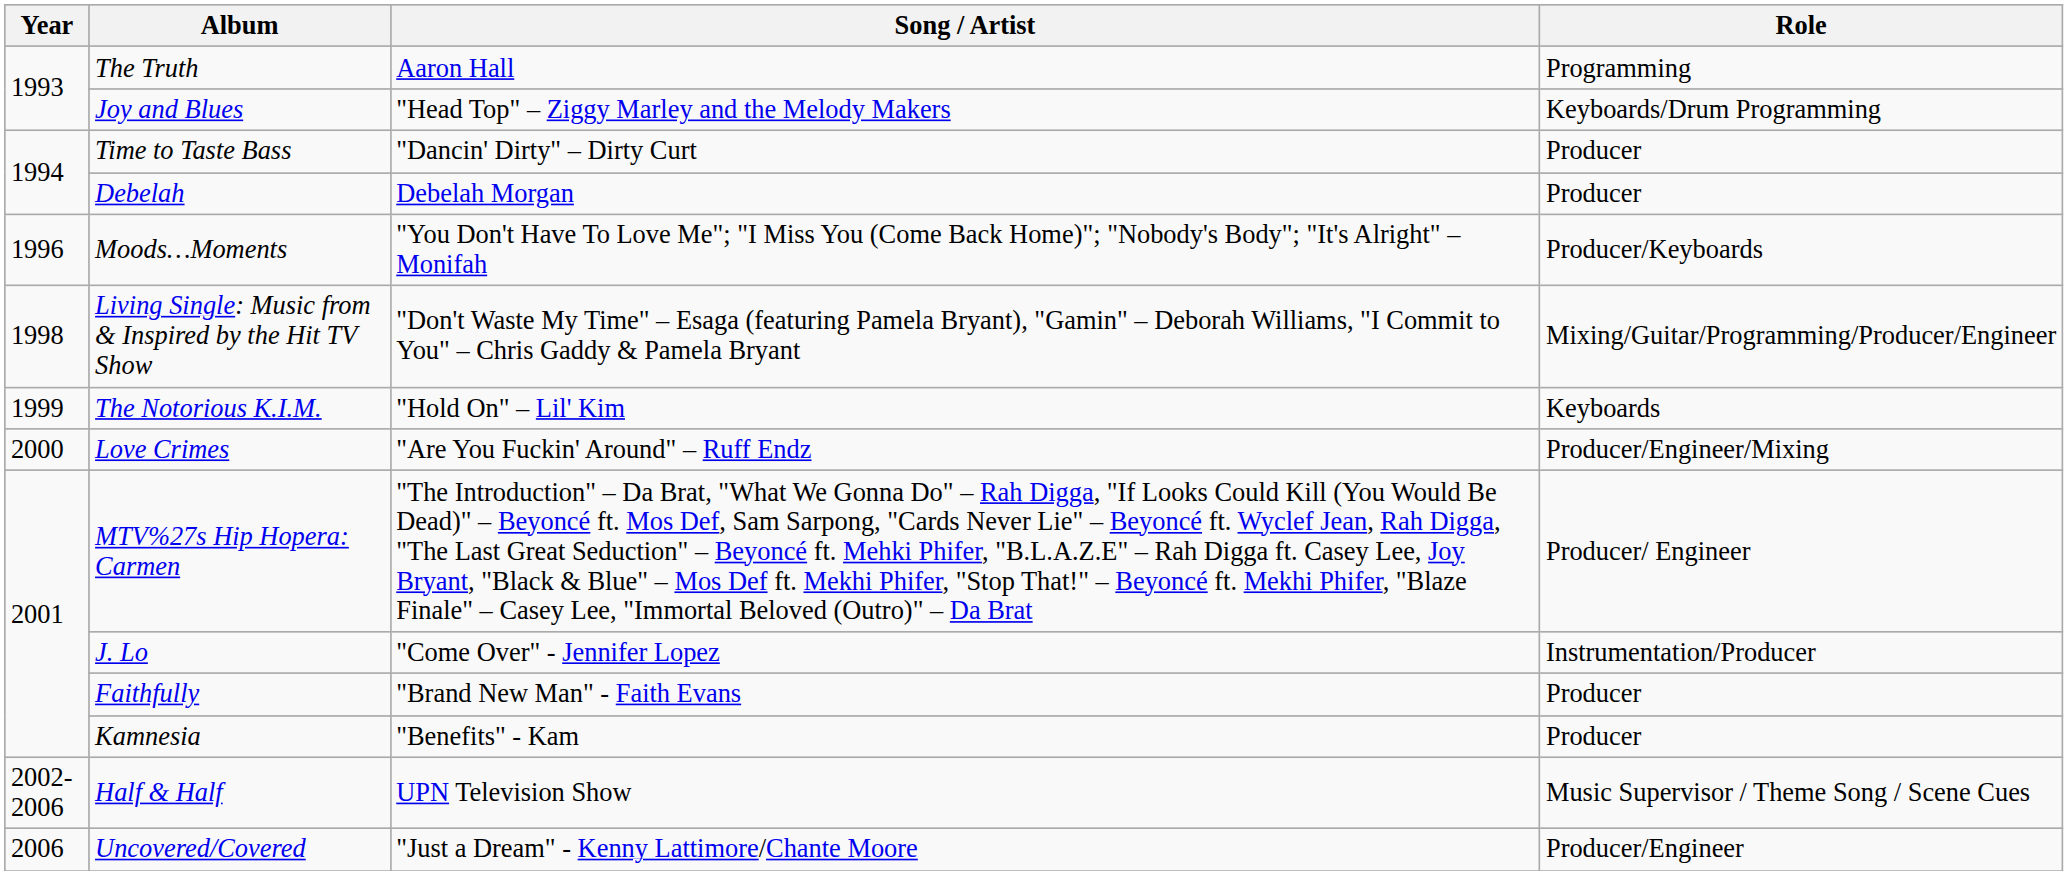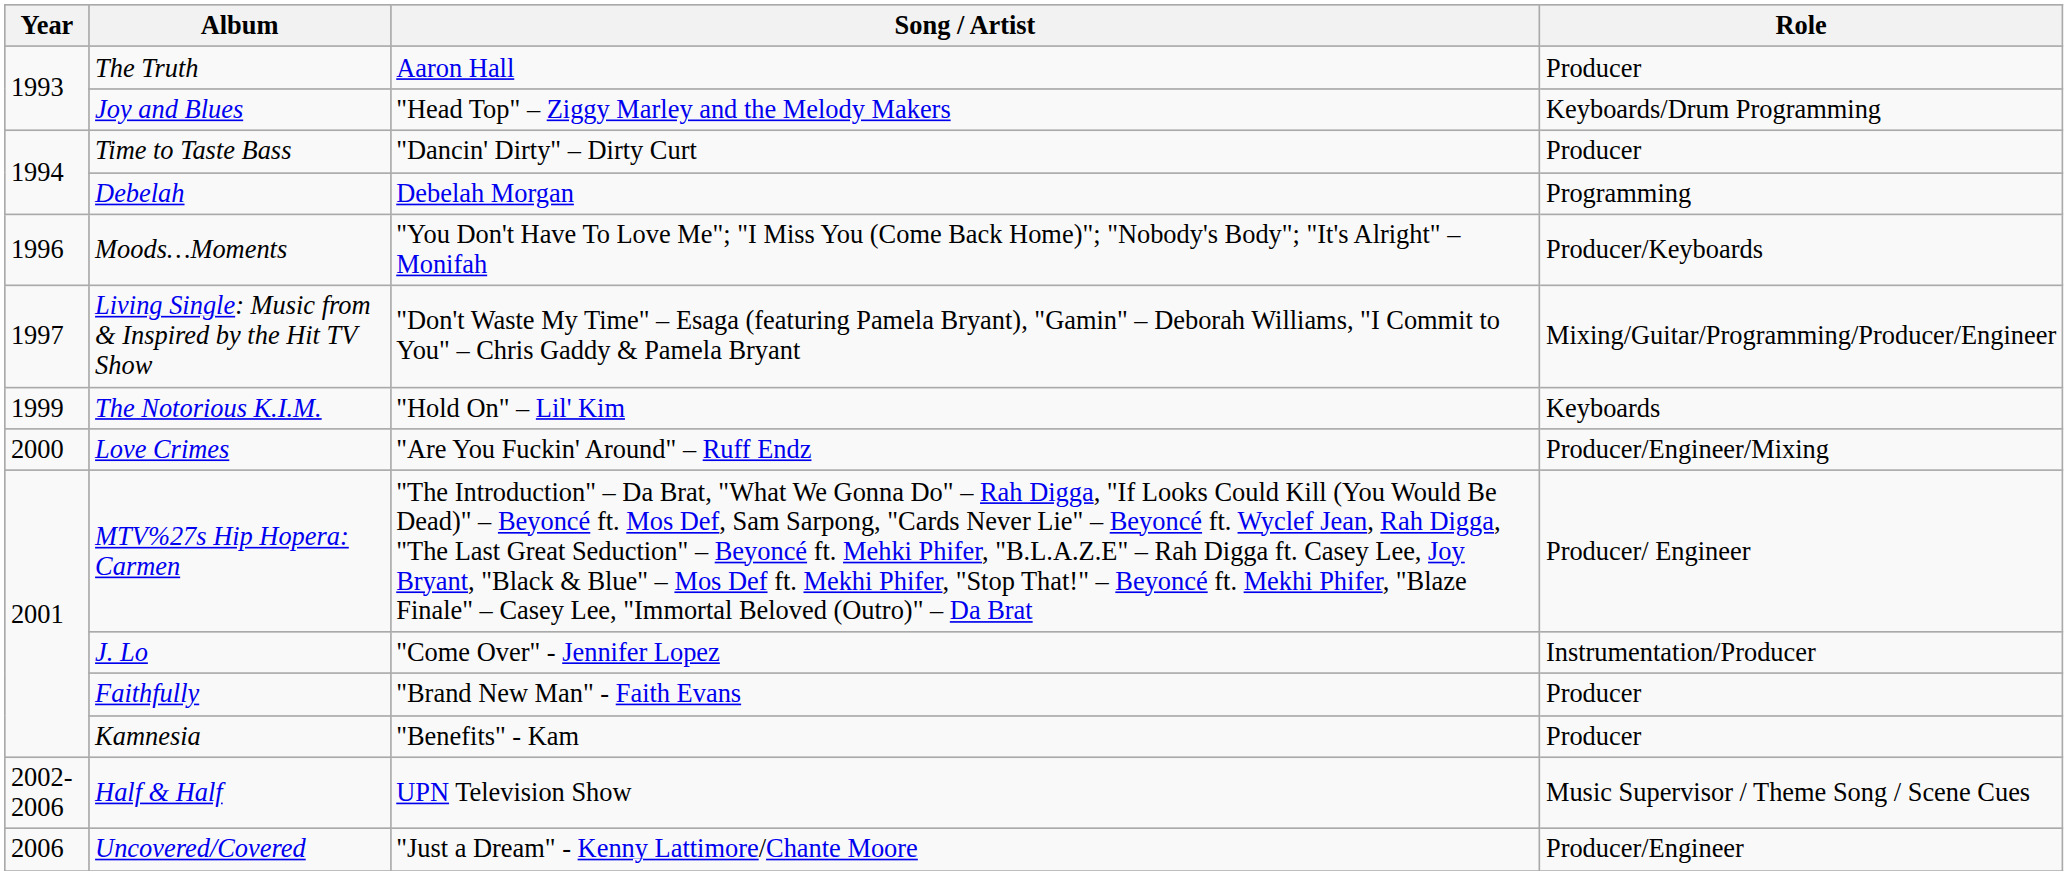(1619, 67) Programming -> (1594, 67) Producer
(1594, 192) Producer -> (1619, 192) Programming
(37, 336) 1998 -> (37, 336) 1997
